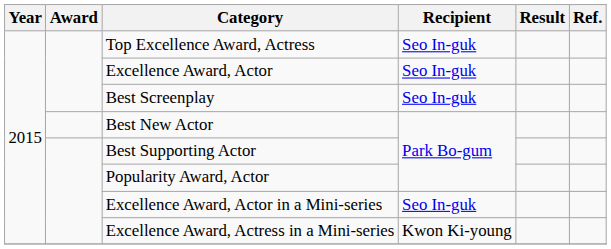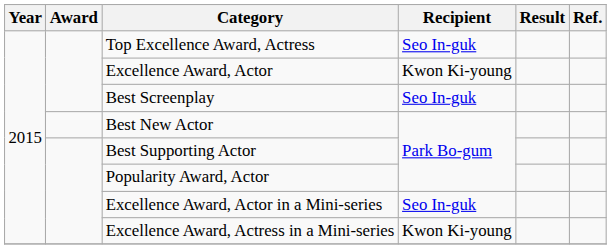(439, 71) Seo In-guk -> (457, 71) Kwon Ki-young
